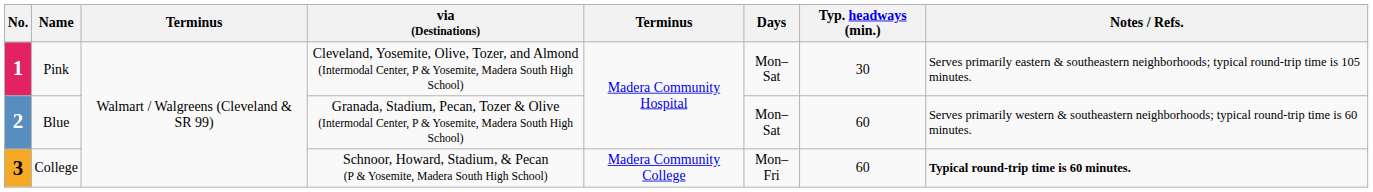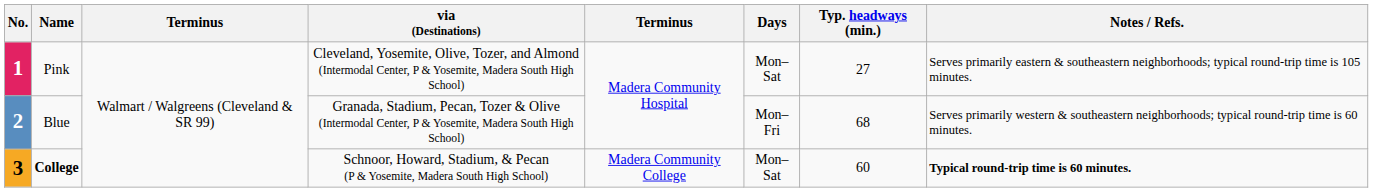(863, 68) 30 -> (863, 68) 27
(772, 122) Mon–Sat -> (772, 122) Mon–Fri
(863, 122) 60 -> (863, 122) 68
(56, 167) normal -> (57, 167) bold
(772, 167) Mon–Fri -> (772, 167) Mon–Sat
